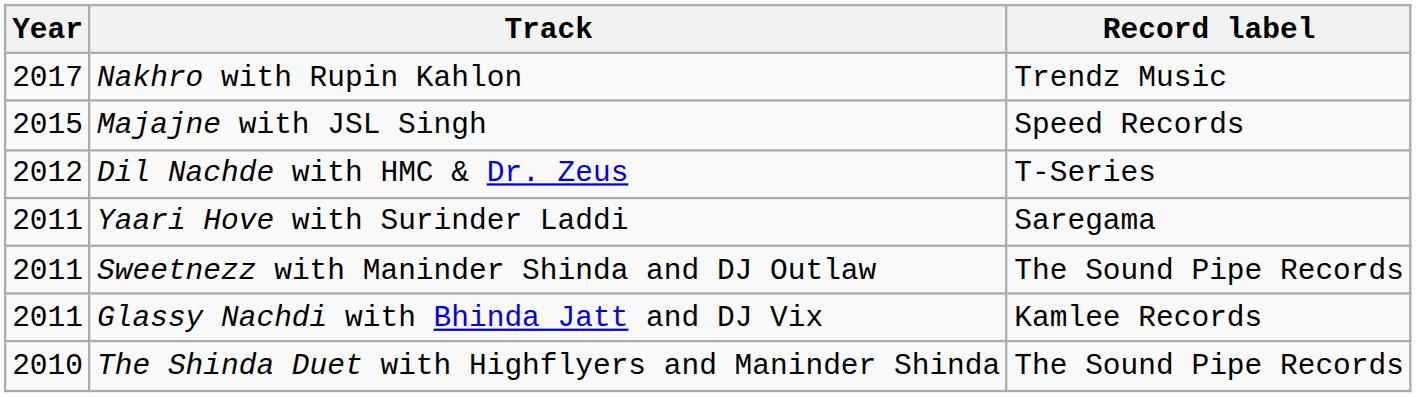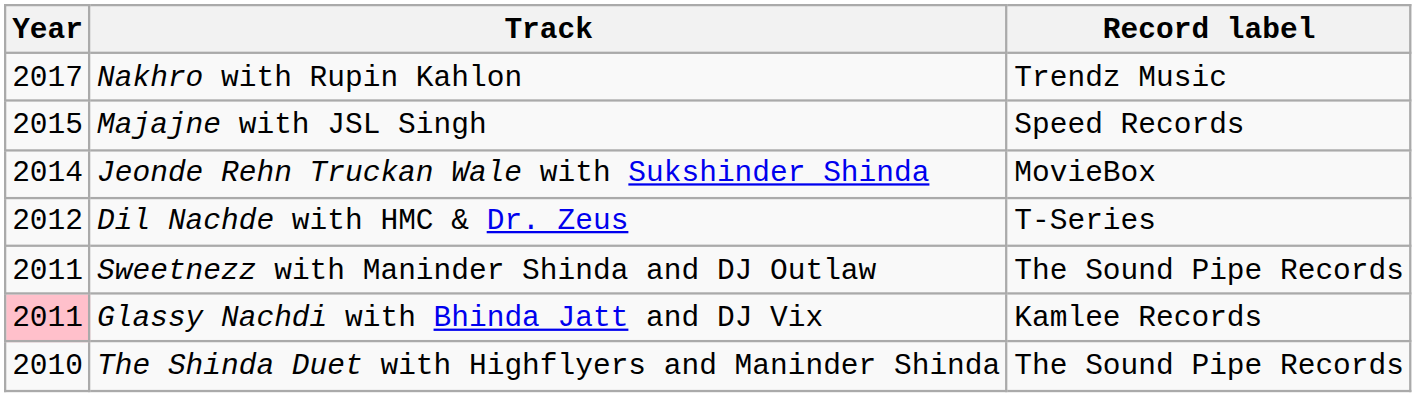+ row: (513, 173)
- row: (363, 222)
(48, 318) no background -> (48, 318) pink background
